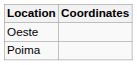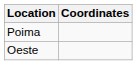rows swapped: (24, 50) <-> (23, 32)
